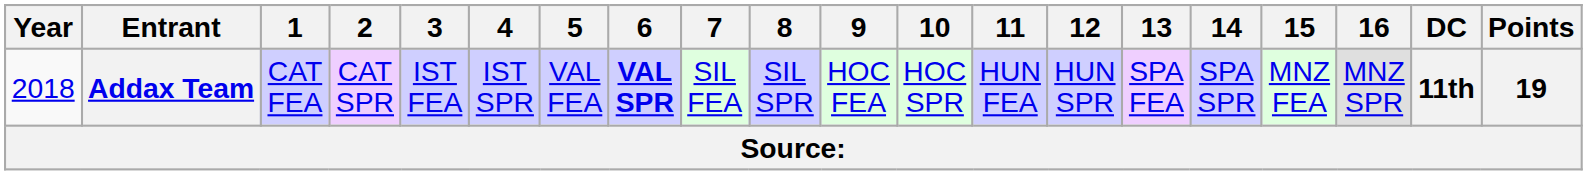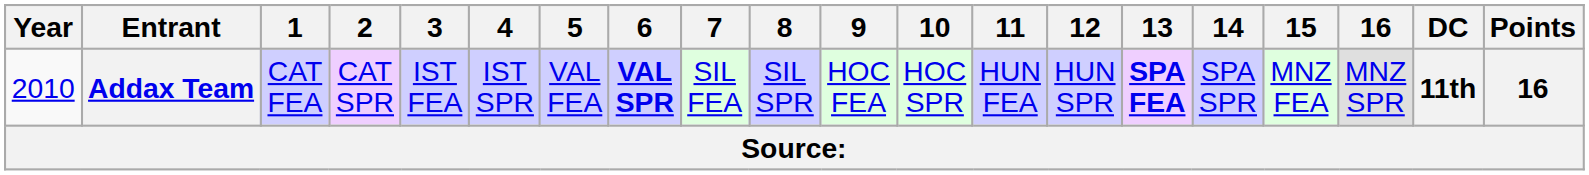(43, 87) 2018 -> (43, 87) 2010
(1156, 87) normal -> (1157, 87) bold
(1531, 87) 19 -> (1533, 87) 16
